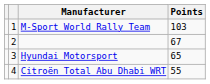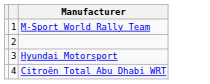- column: (187, 12)
